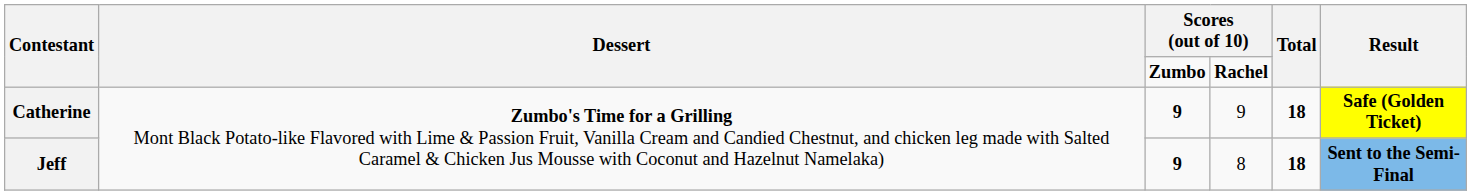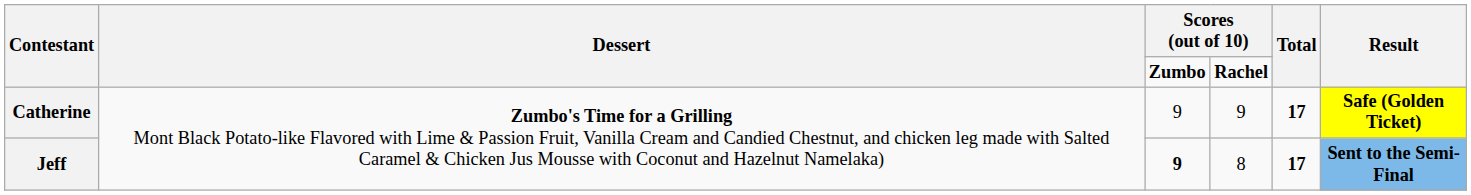(1177, 112) bold -> (1177, 112) normal
(1297, 112) 18 -> (1297, 112) 17
(1297, 164) 18 -> (1297, 164) 17
